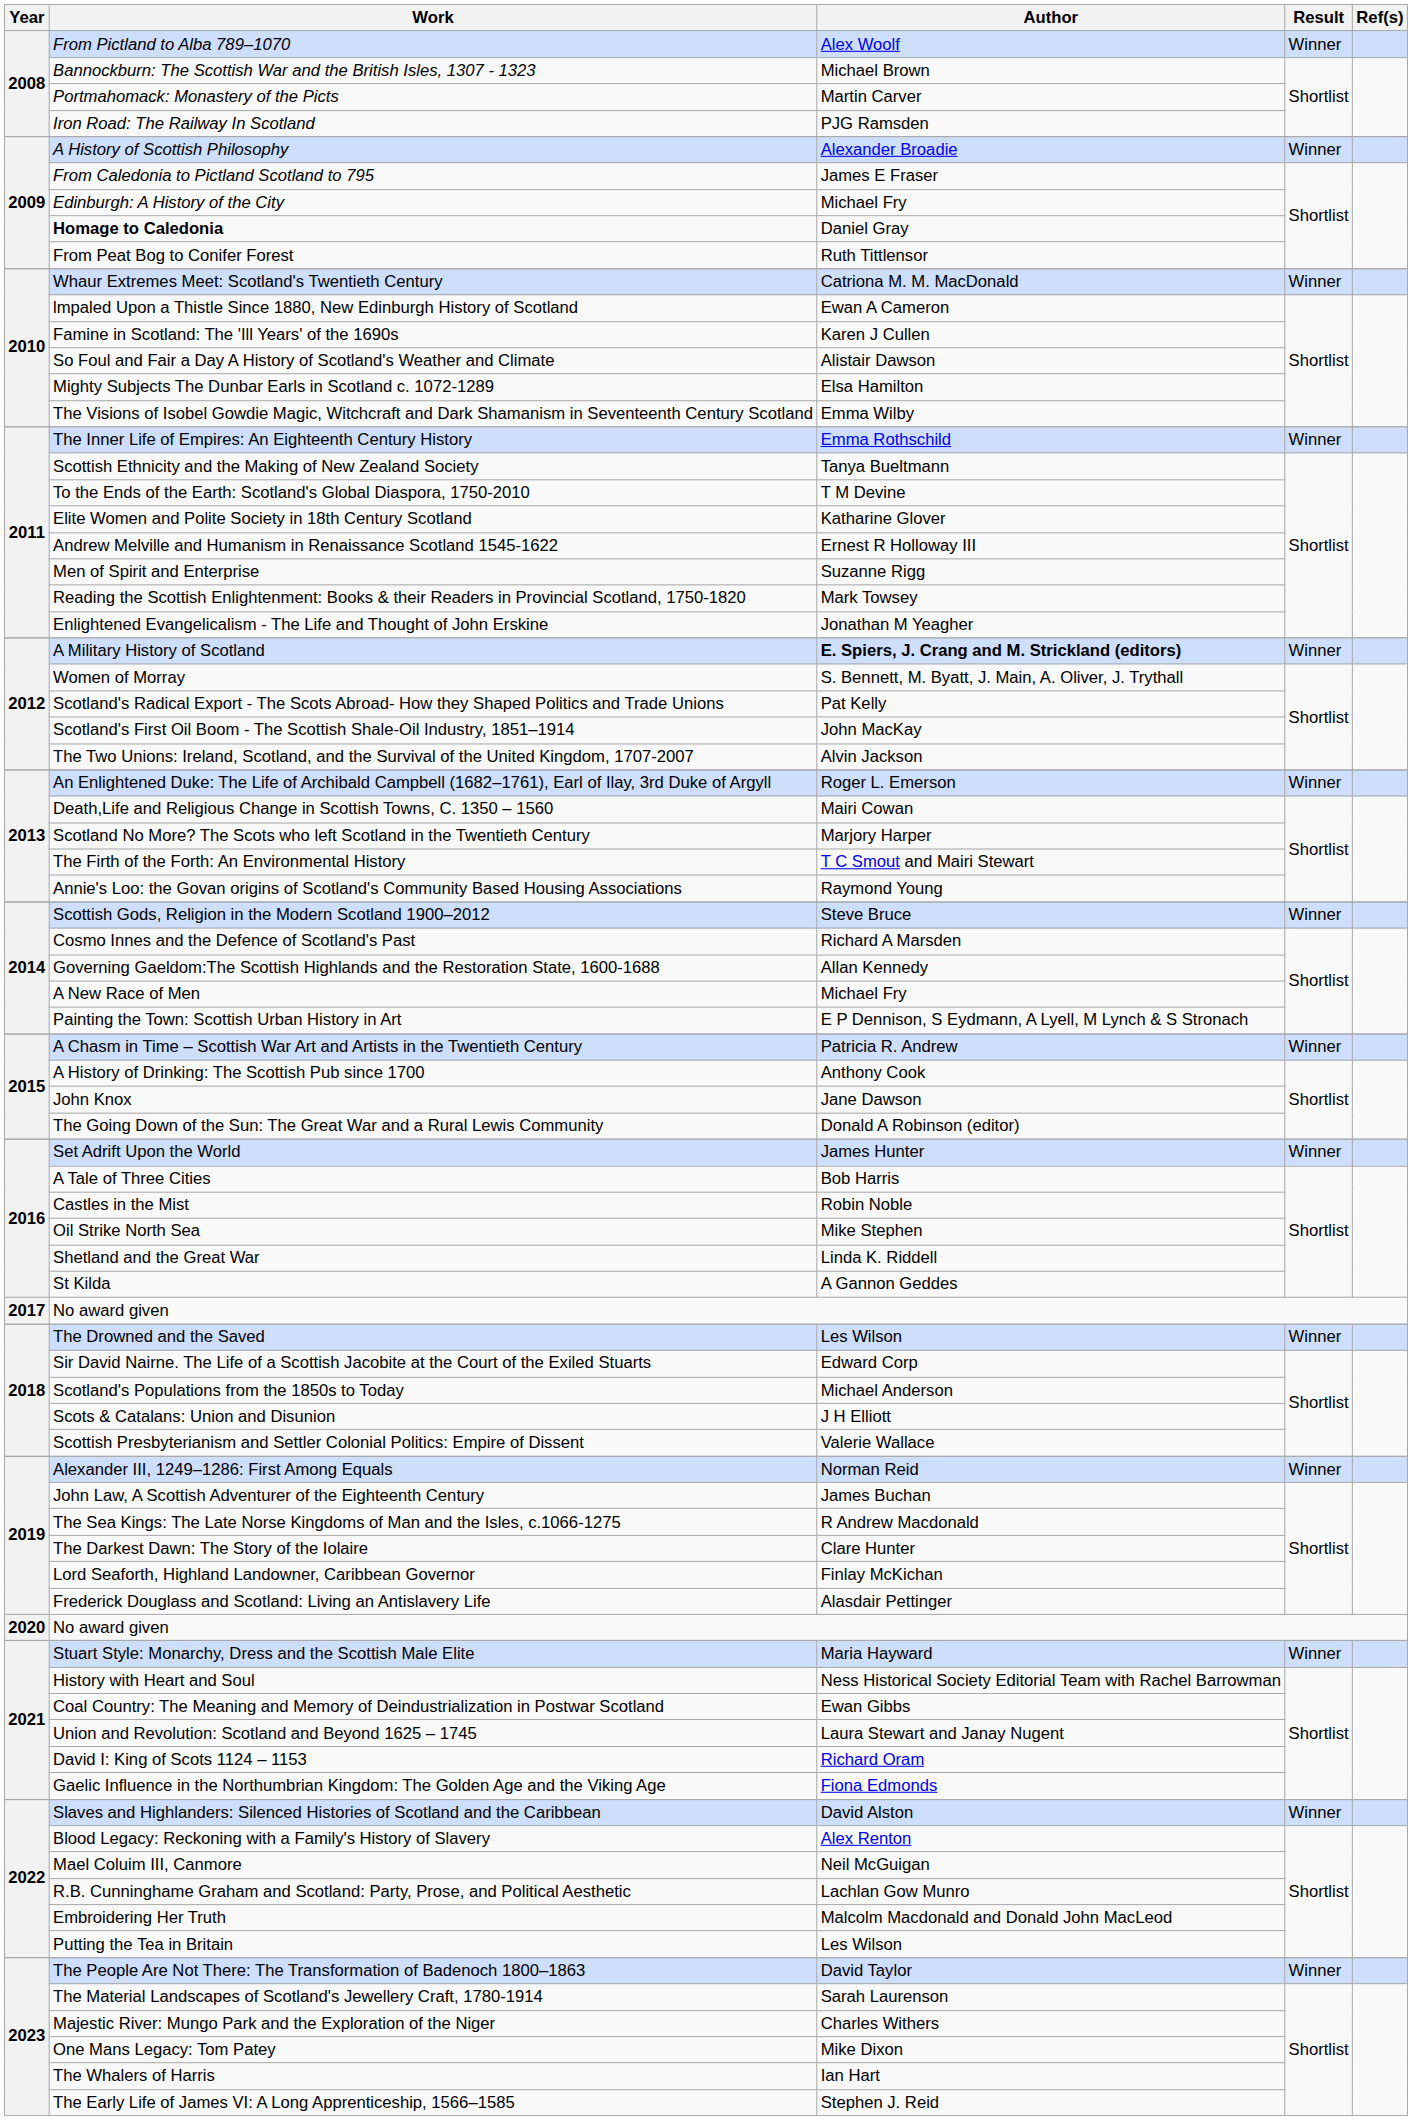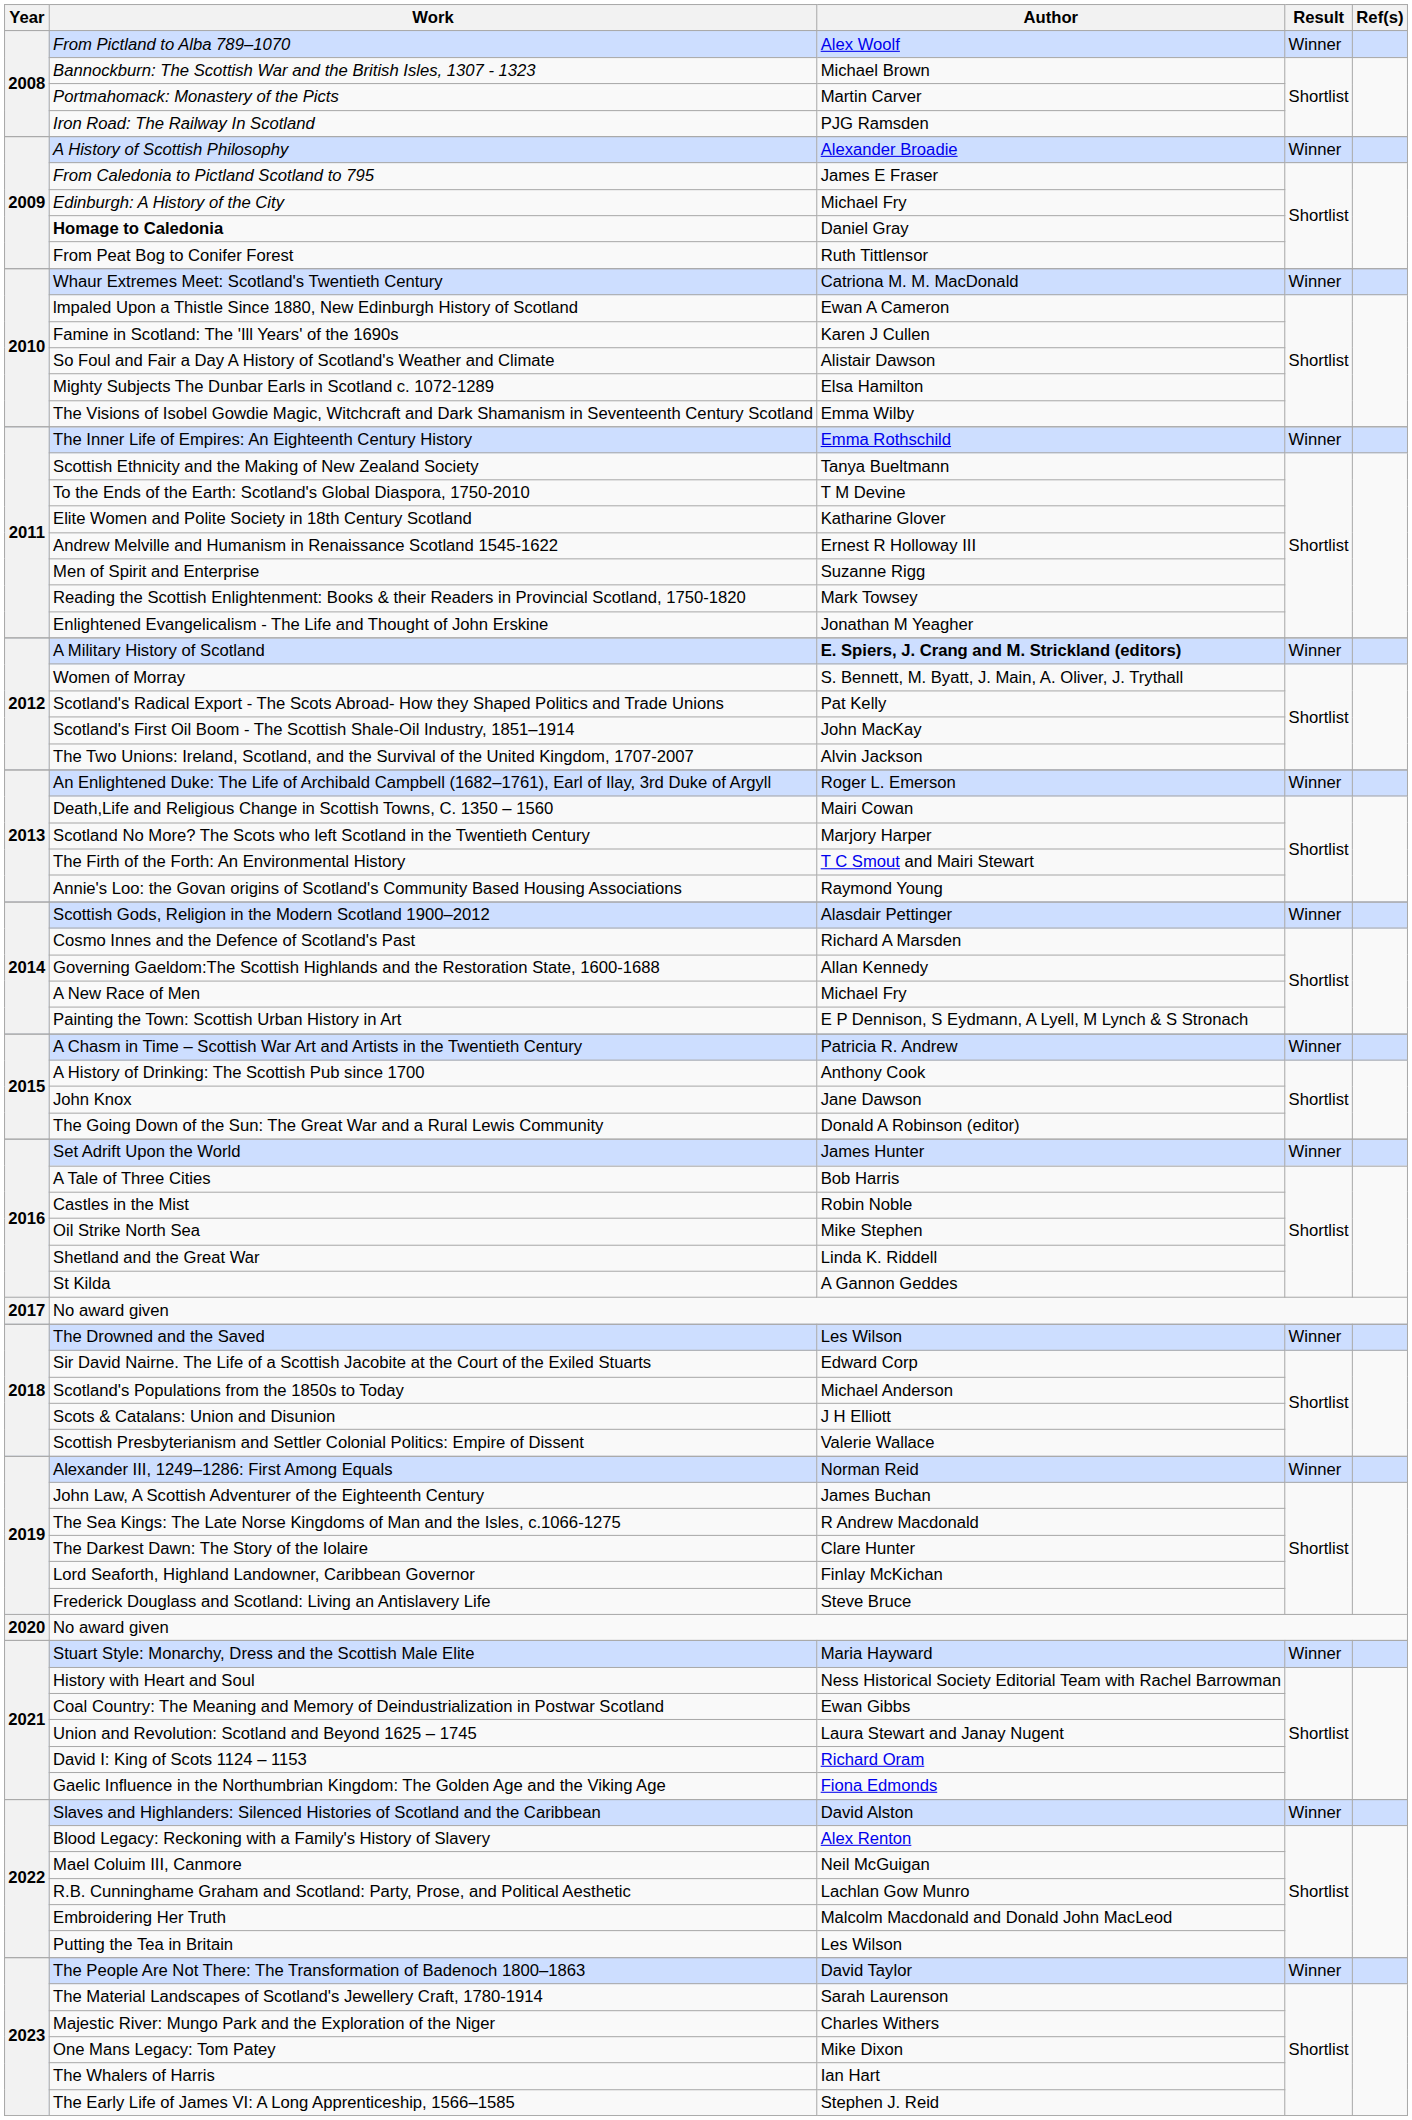(866, 914) Steve Bruce -> (886, 914) Alasdair Pettinger
(886, 1601) Alasdair Pettinger -> (866, 1601) Steve Bruce
